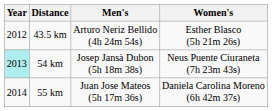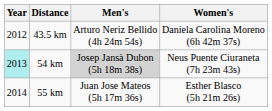(213, 35) Esther Blasco (5h 21m 26s) -> (213, 35) Daniela Carolina Moreno (6h 42m 37s)
(115, 64) no background -> (115, 64) lightgrey background
(213, 92) Daniela Carolina Moreno (6h 42m 37s) -> (213, 92) Esther Blasco (5h 21m 26s)
